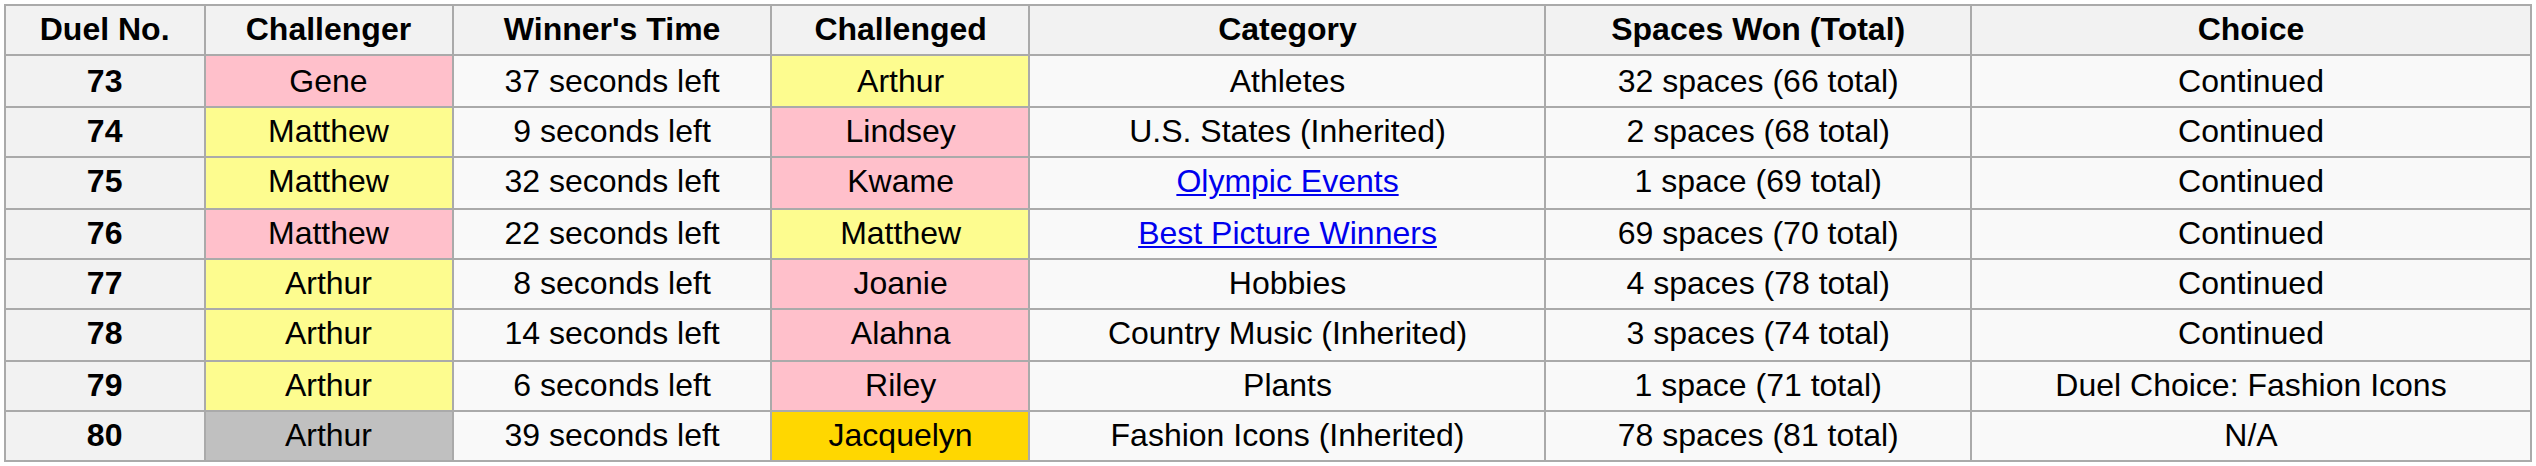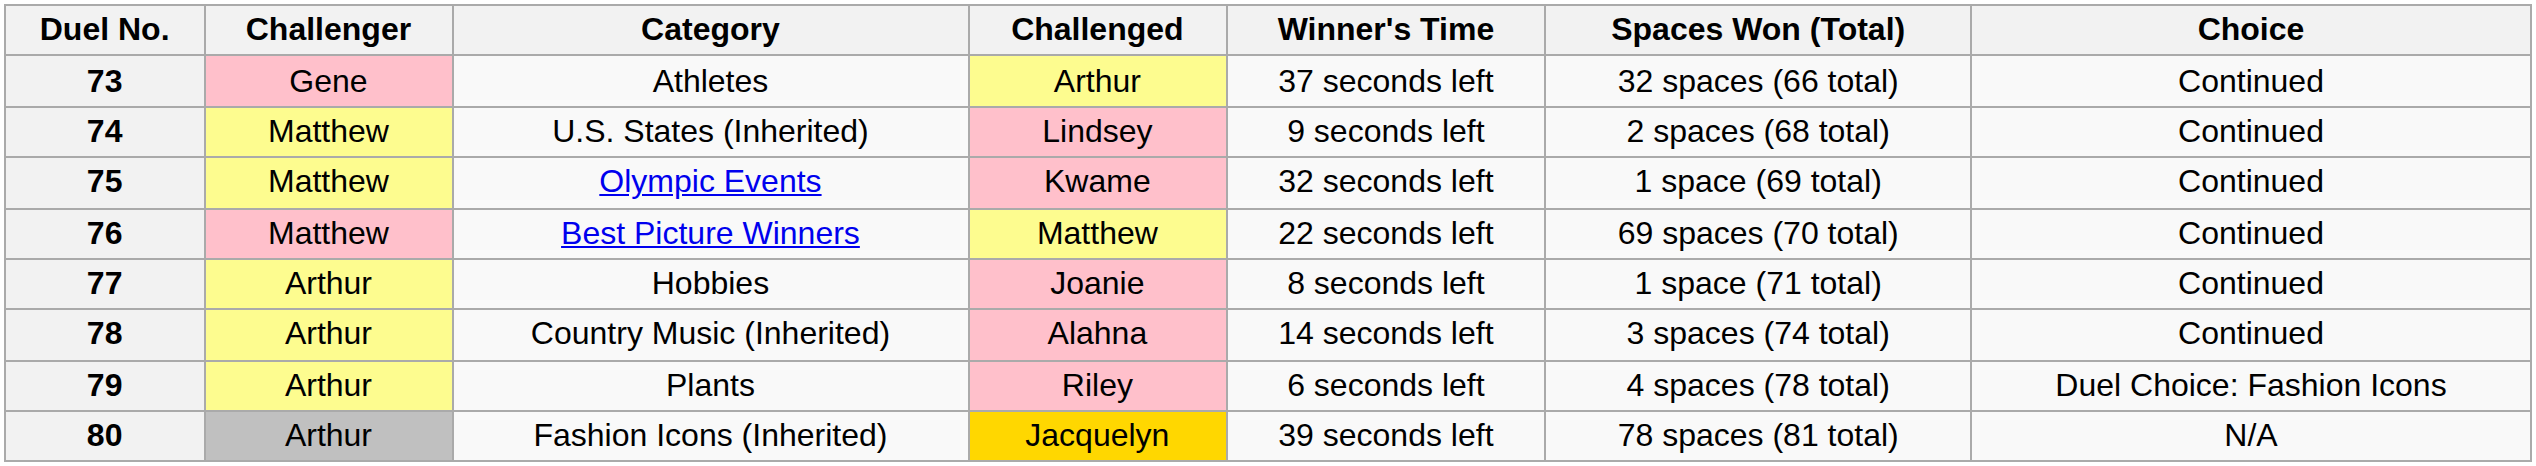columns swapped: (1288, 29) <-> (612, 29)
(1758, 283) 4 spaces (78 total) -> (1758, 283) 1 space (71 total)
(1758, 385) 1 space (71 total) -> (1758, 385) 4 spaces (78 total)
